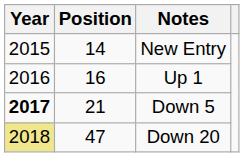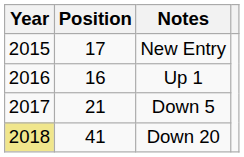(95, 48) 14 -> (95, 48) 17
(30, 107) bold -> (30, 107) normal
(95, 136) 47 -> (95, 136) 41
